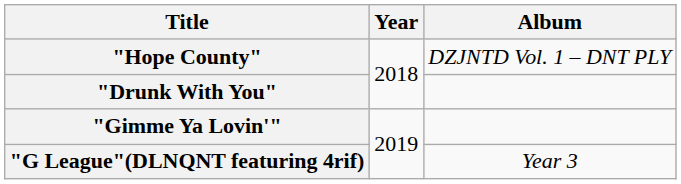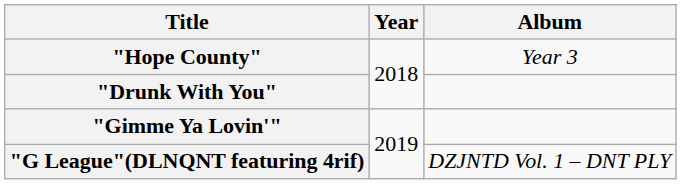(550, 56) DZJNTD Vol. 1 – DNT PLY -> (550, 56) Year 3
(550, 160) Year 3 -> (550, 160) DZJNTD Vol. 1 – DNT PLY
